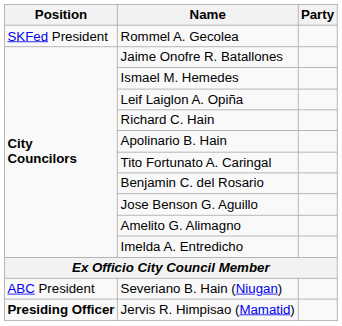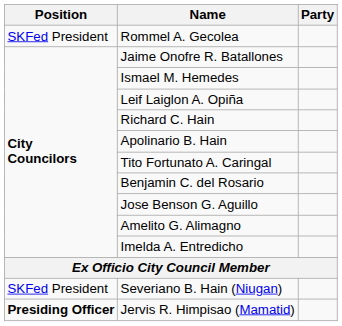(51, 288) ABC President -> (58, 288) SKFed President
